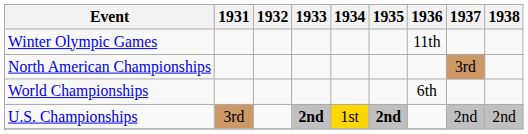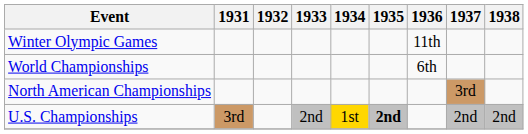rows swapped: (78, 91) <-> (110, 66)
(311, 116) bold -> (311, 116) normal
